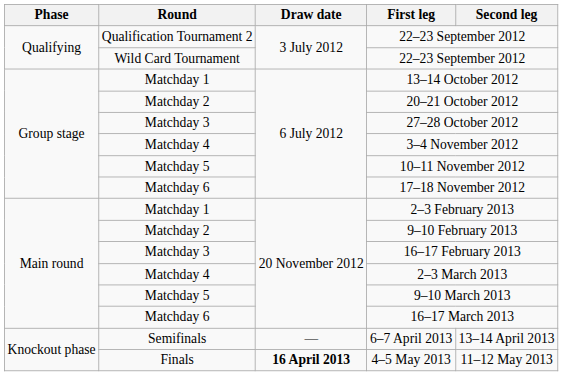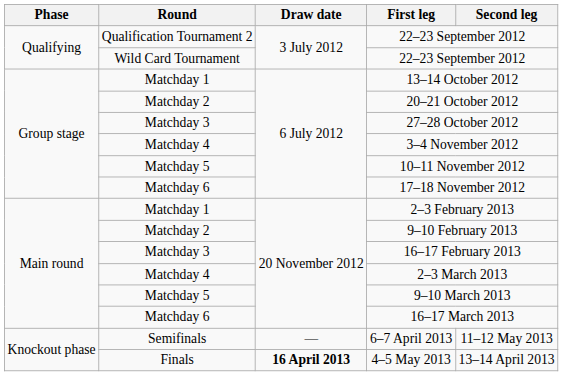(507, 338) 13–14 April 2013 -> (507, 338) 11–12 May 2013
(507, 360) 11–12 May 2013 -> (507, 360) 13–14 April 2013
